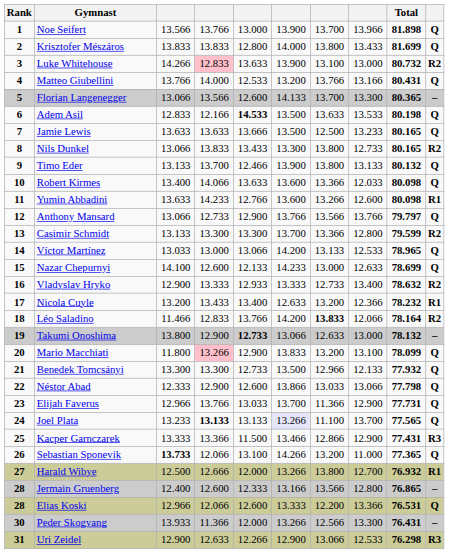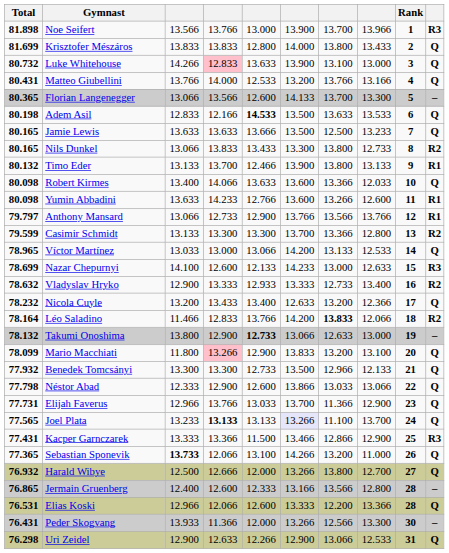columns swapped: (19, 13) <-> (406, 13)
(435, 30) Q -> (435, 30) R3
(435, 64) R2 -> (435, 64) Q
(435, 166) Q -> (435, 166) R1
(435, 217) Q -> (435, 217) R1
(435, 268) Q -> (435, 268) R3
(435, 302) R1 -> (435, 302) Q
(435, 472) R1 -> (435, 472) Q
(435, 540) R3 -> (435, 540) Q
